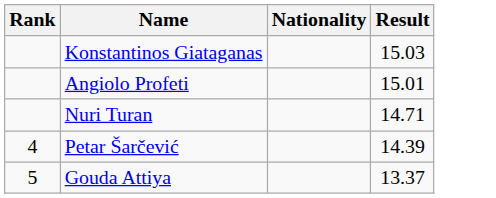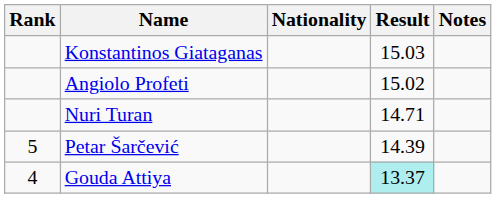+ column: (462, 20)
(403, 83) 15.01 -> (403, 83) 15.02
(32, 146) 4 -> (32, 146) 5
(32, 177) 5 -> (32, 177) 4
(403, 177) no background -> (403, 177) paleturquoise background
